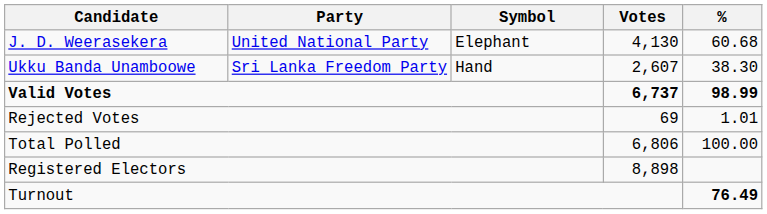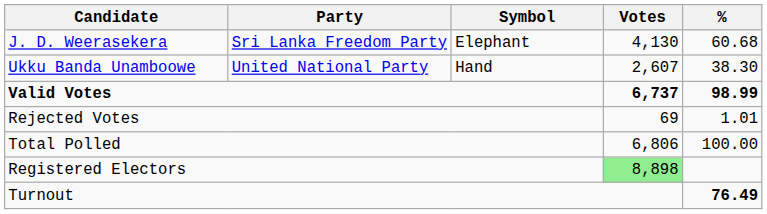(330, 43) United National Party -> (339, 43) Sri Lanka Freedom Party
(339, 68) Sri Lanka Freedom Party -> (330, 68) United National Party
(655, 170) no background -> (655, 170) lightgreen background
